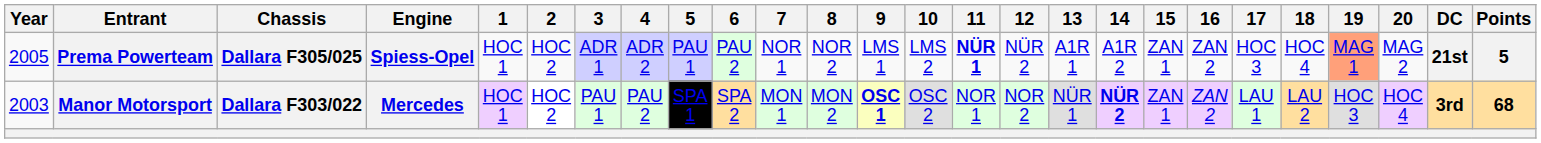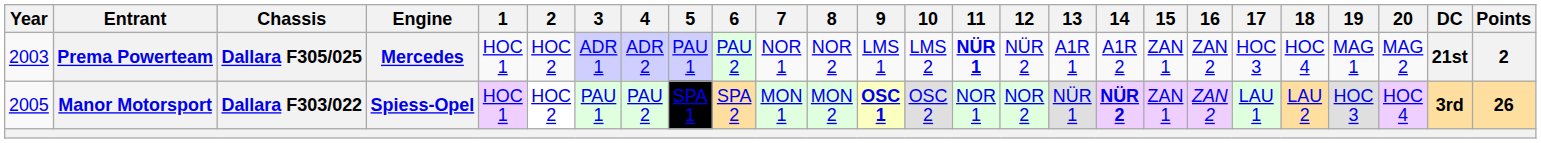(29, 57) 2005 -> (29, 57) 2003
(422, 57) Spiess-Opel -> (422, 57) Mercedes
(1354, 57) lightsalmon background -> (1354, 57) no background
(1504, 57) 5 -> (1504, 57) 2
(29, 105) 2003 -> (29, 105) 2005
(422, 105) Mercedes -> (422, 105) Spiess-Opel
(1504, 105) 68 -> (1504, 105) 26
